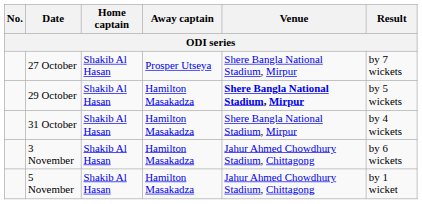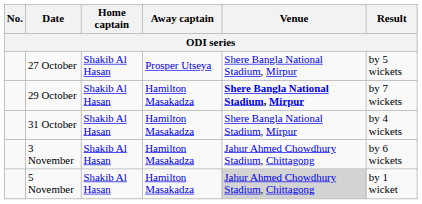(385, 65) by 7 wickets -> (385, 65) by 5 wickets
(385, 95) by 5 wickets -> (385, 95) by 7 wickets
(280, 183) no background -> (280, 183) lightgrey background
